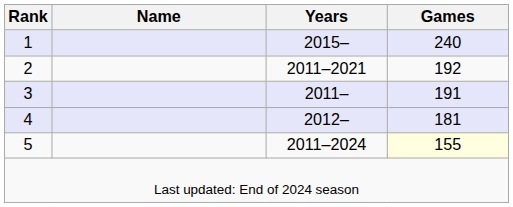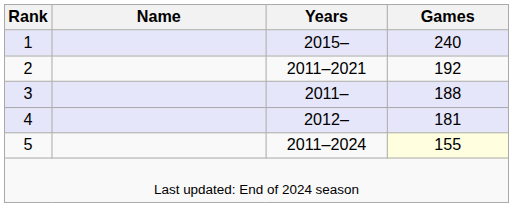(448, 94) 191 -> (448, 94) 188
